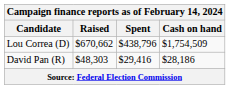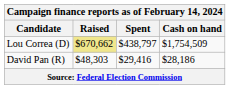(94, 44) no background -> (94, 44) khaki background
(138, 44) $438,796 -> (138, 44) $438,797
